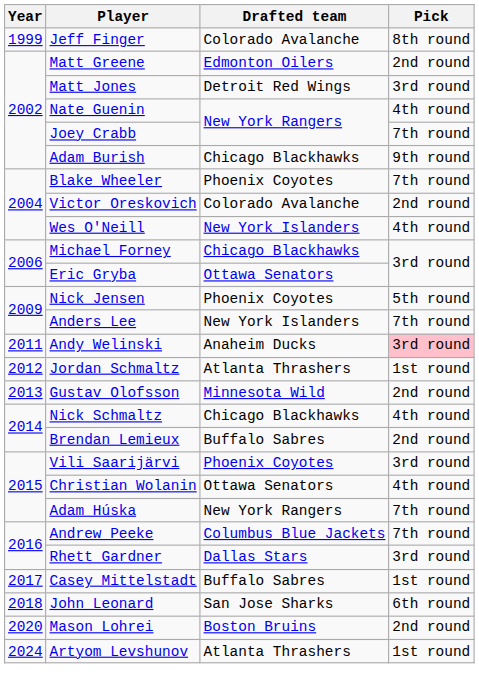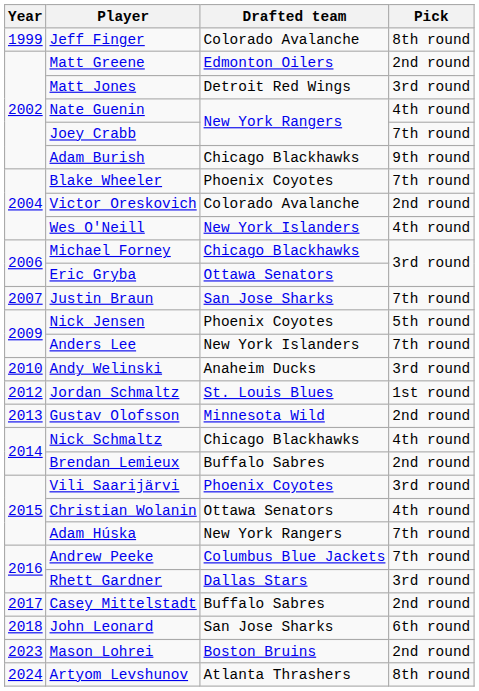+ row: (101, 299)
(25, 346) 2011 -> (25, 369) 2010
(431, 346) pink background -> (431, 369) no background
(277, 369) Atlanta Thrashers -> (269, 393) St. Louis Blues
(431, 581) 1st round -> (431, 604) 2nd round
(25, 628) 2020 -> (25, 651) 2023
(431, 651) 1st round -> (431, 675) 8th round
